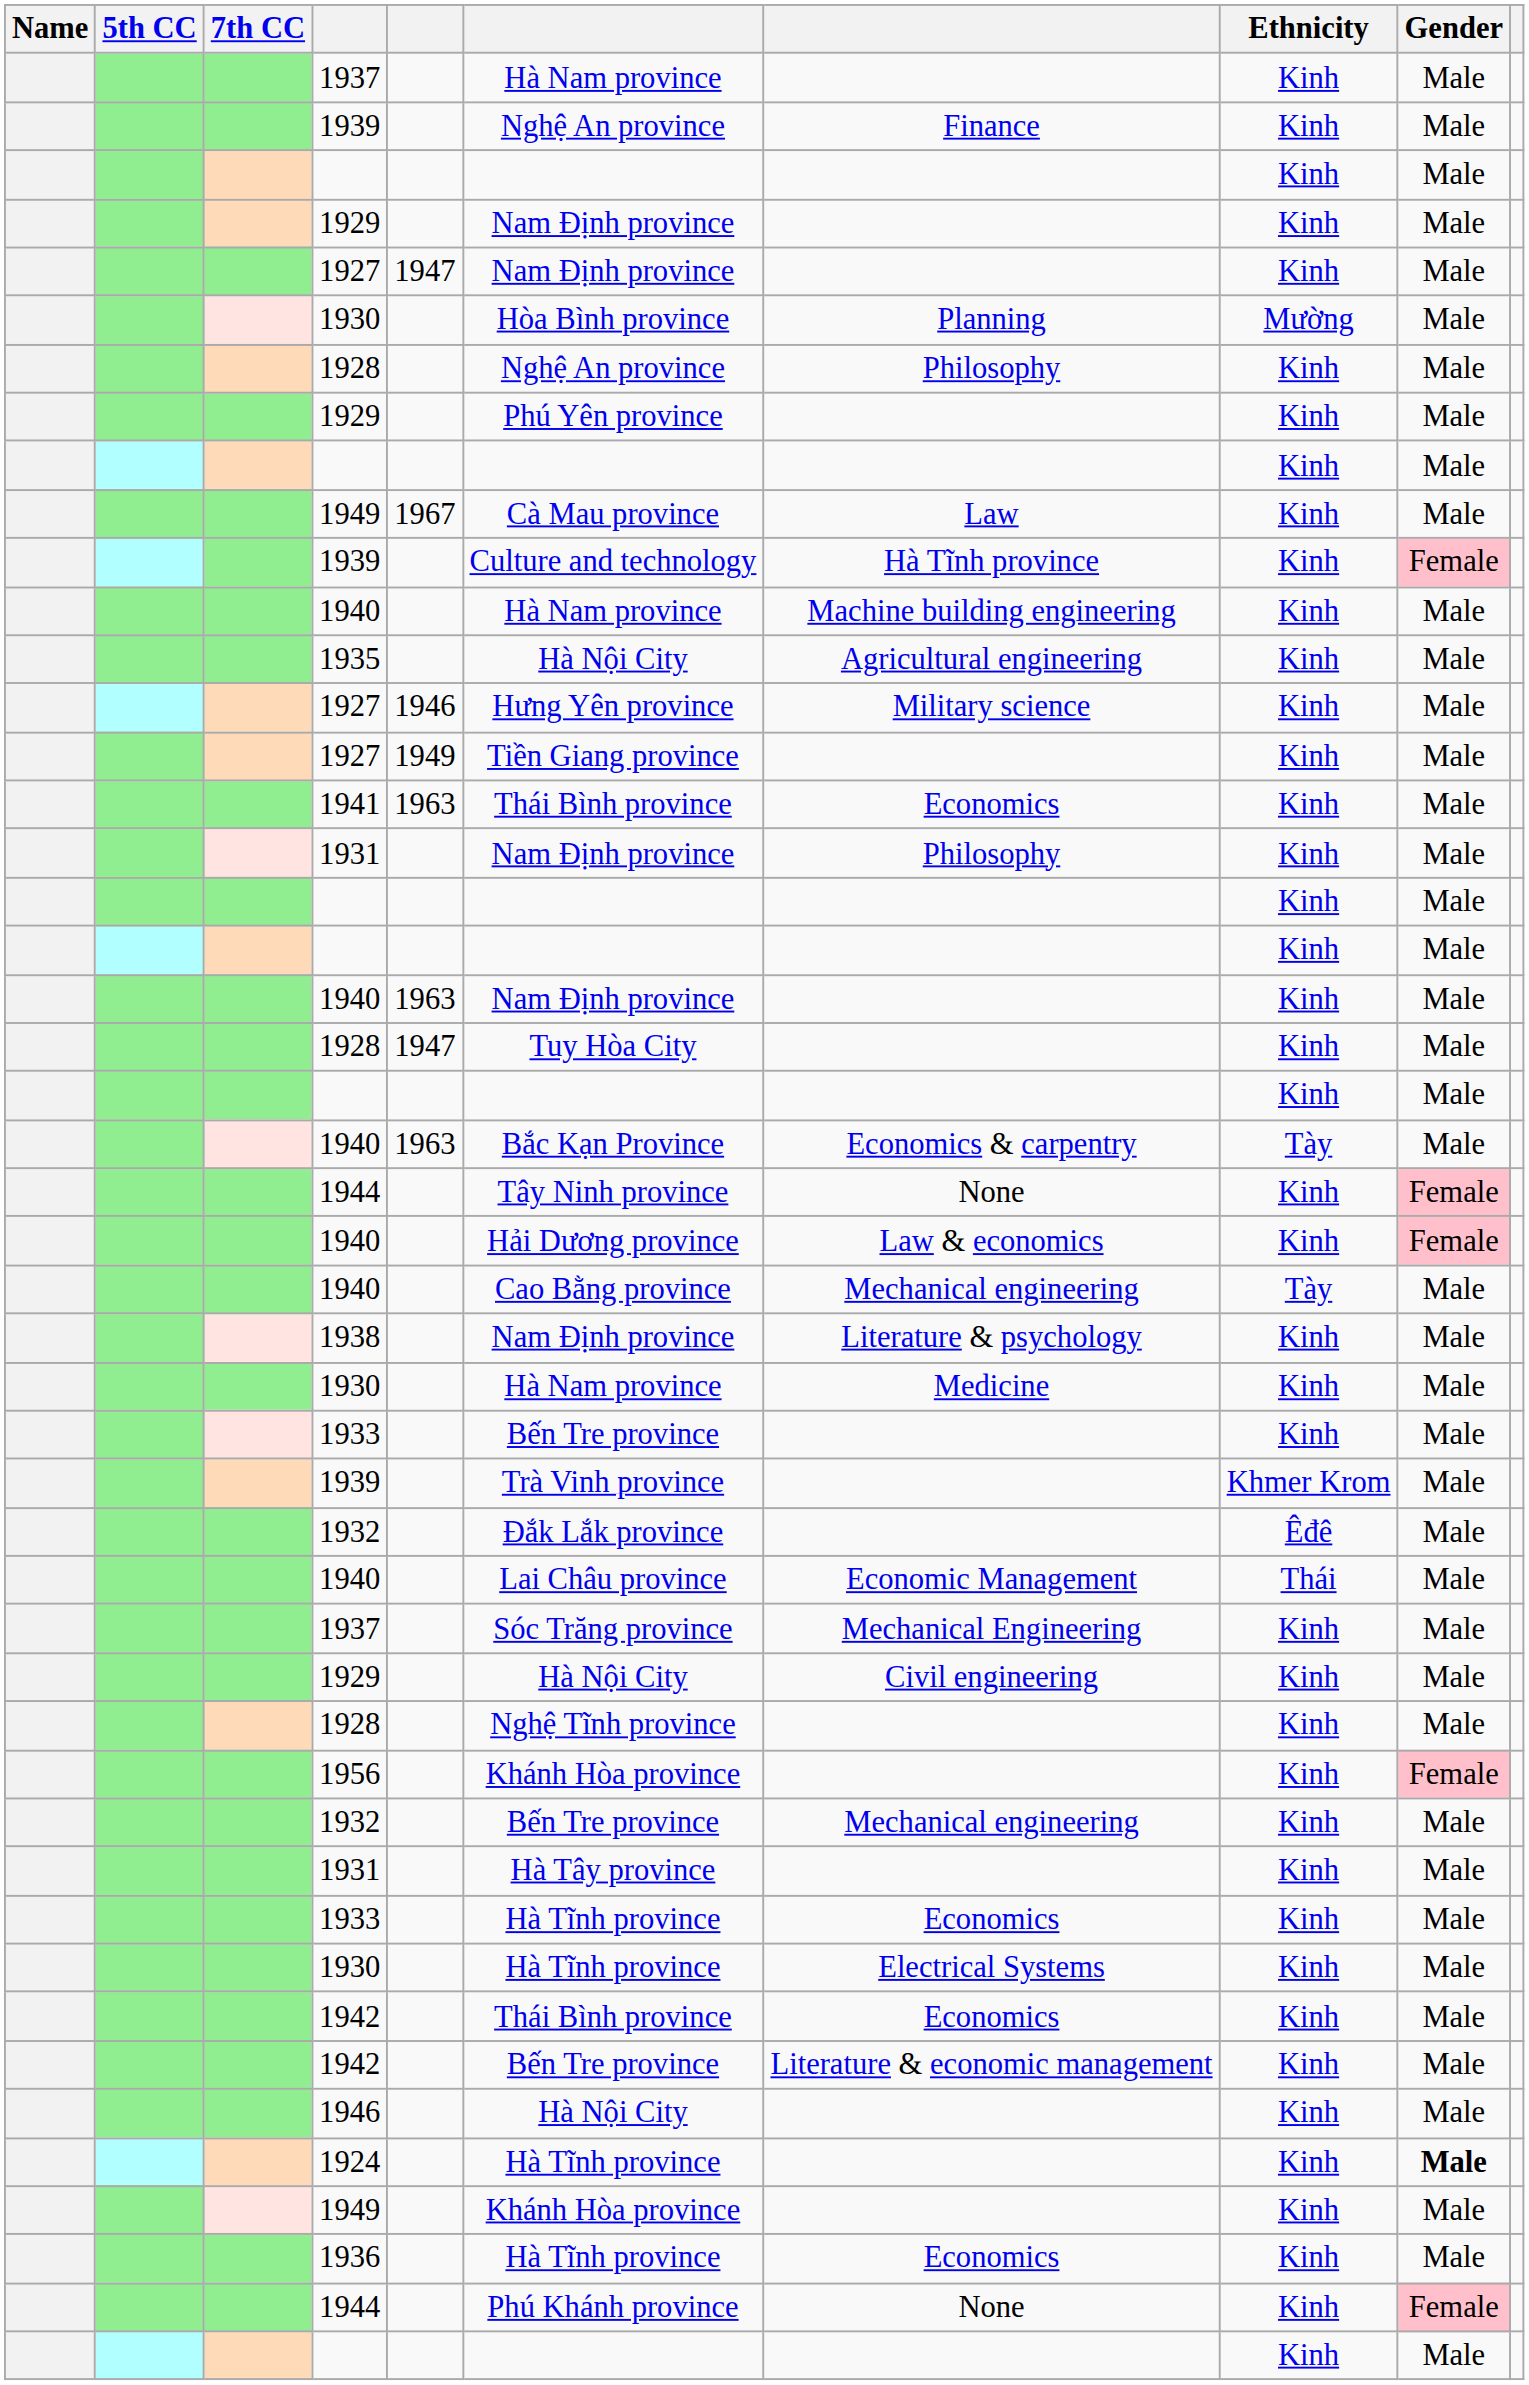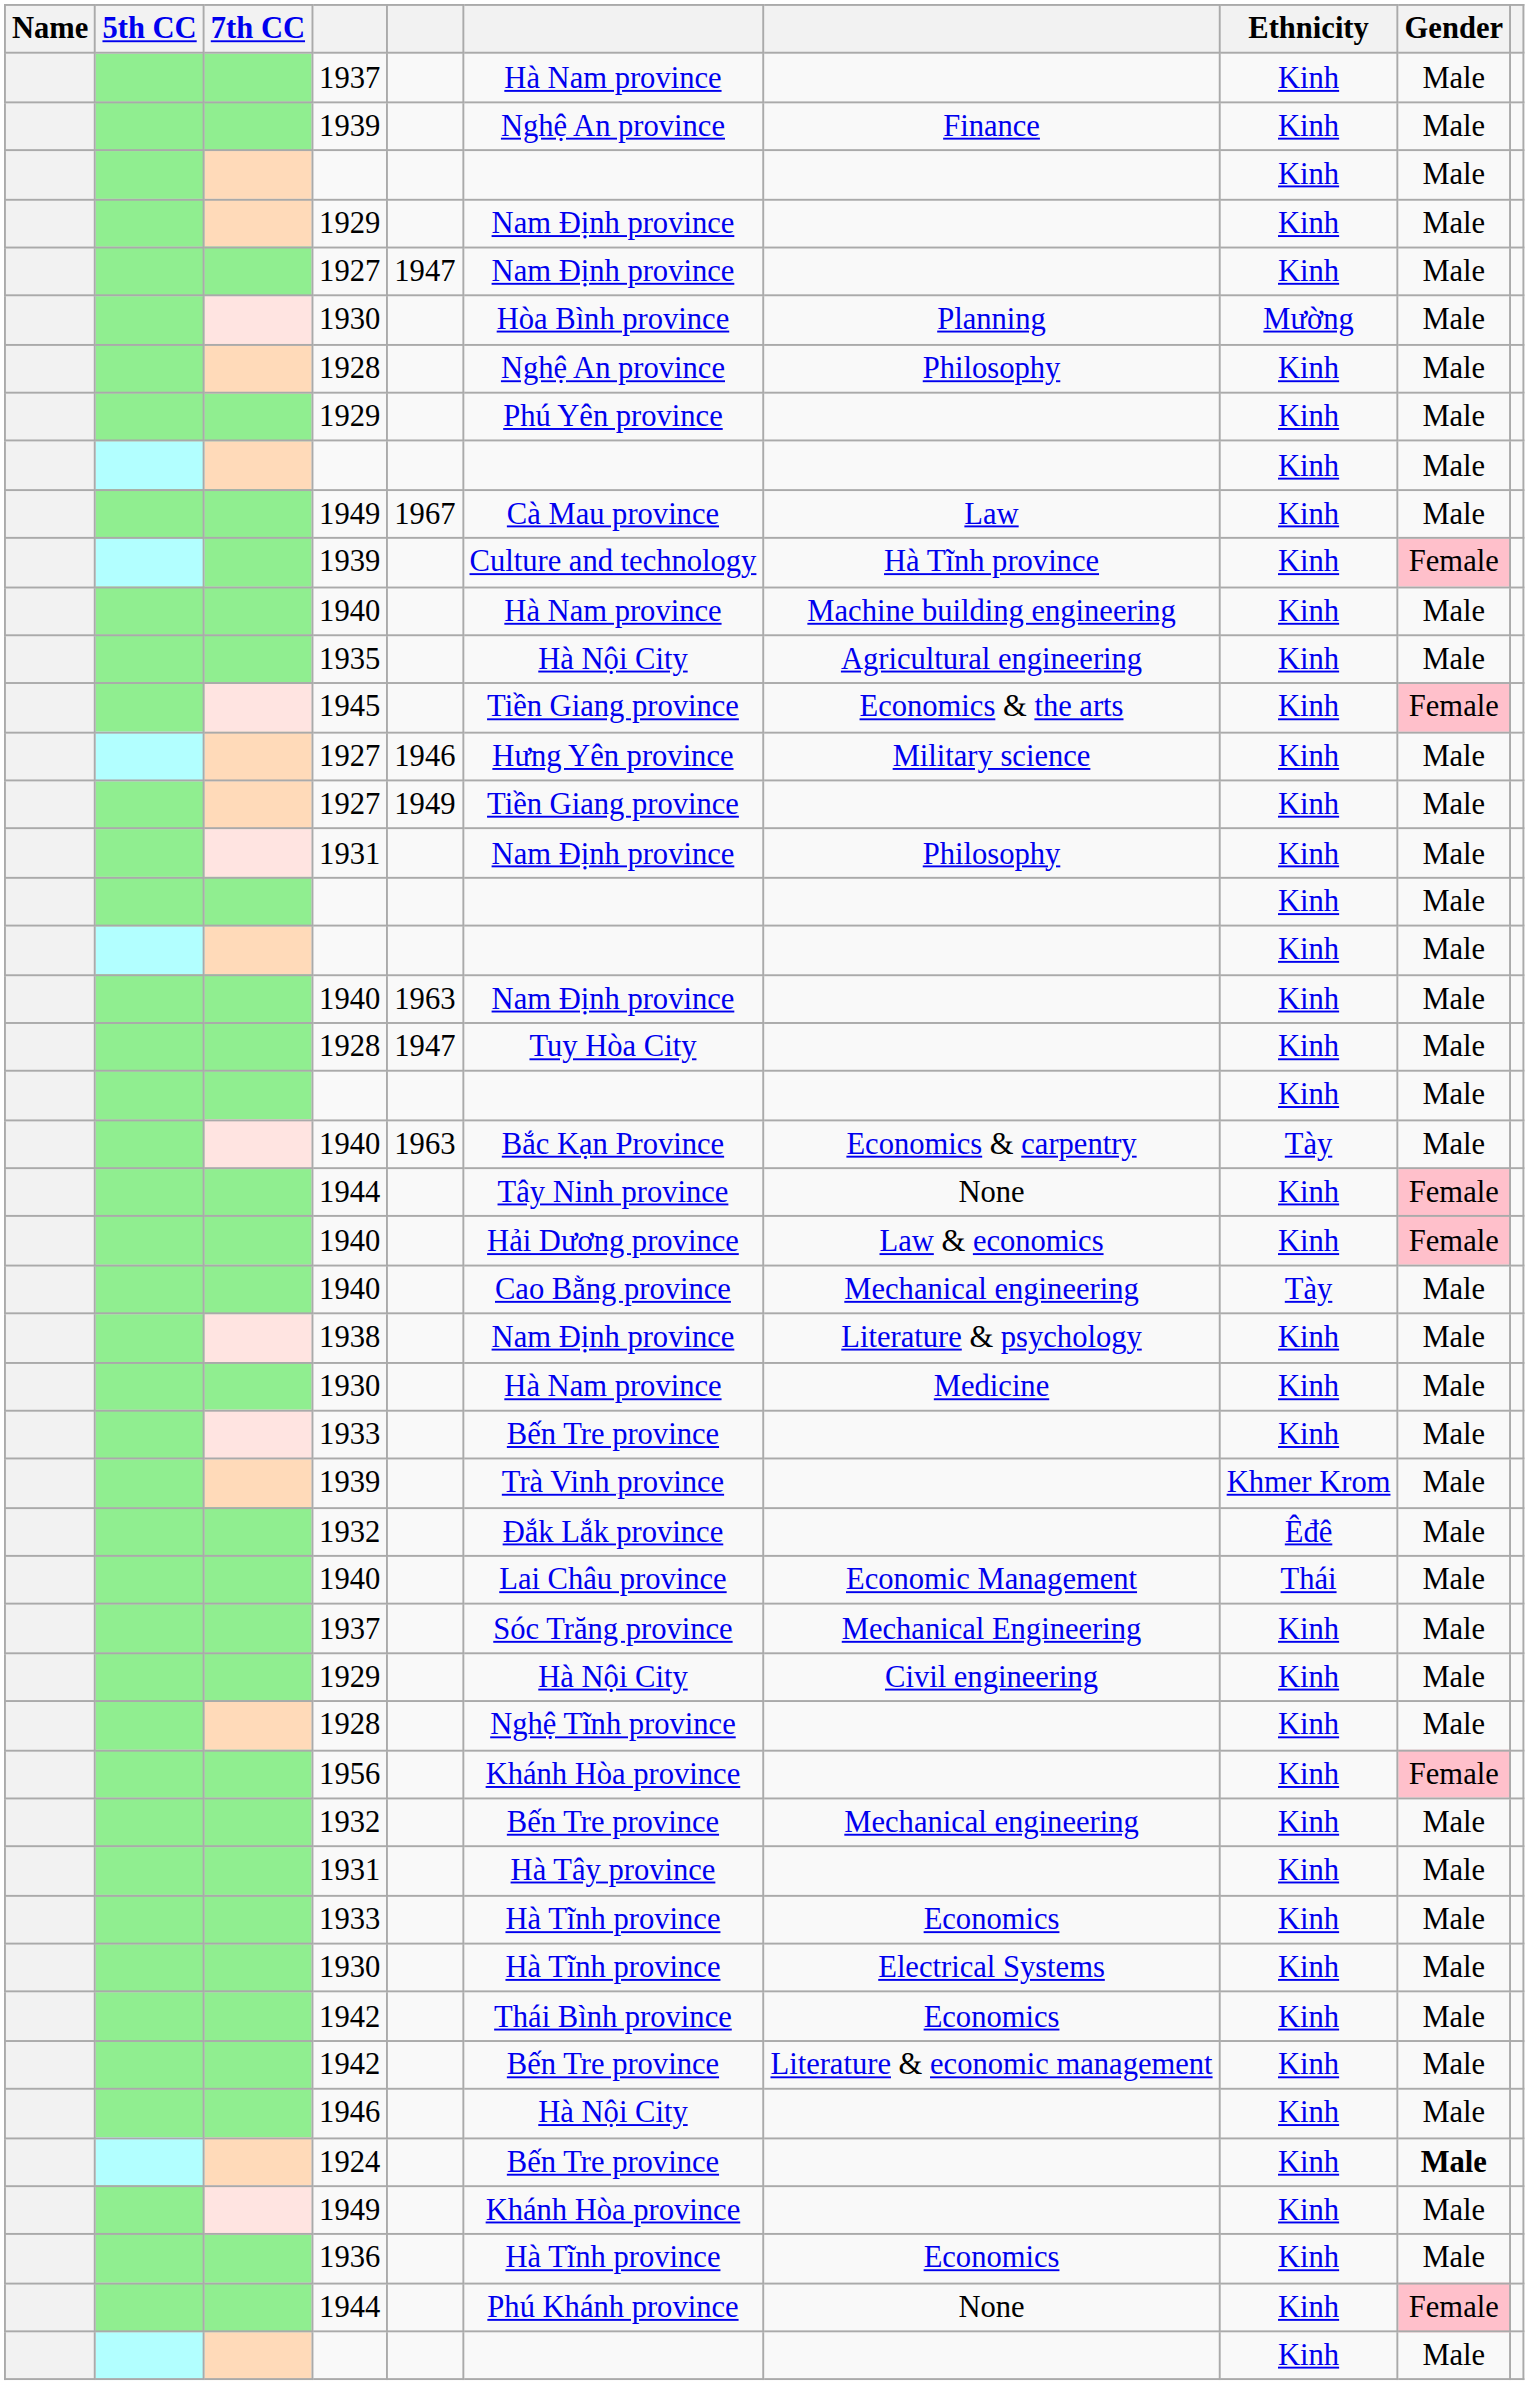+ row: (50, 708)
- row: (50, 805)
(613, 2161) Hà Tĩnh province -> (613, 2161) Bến Tre province
